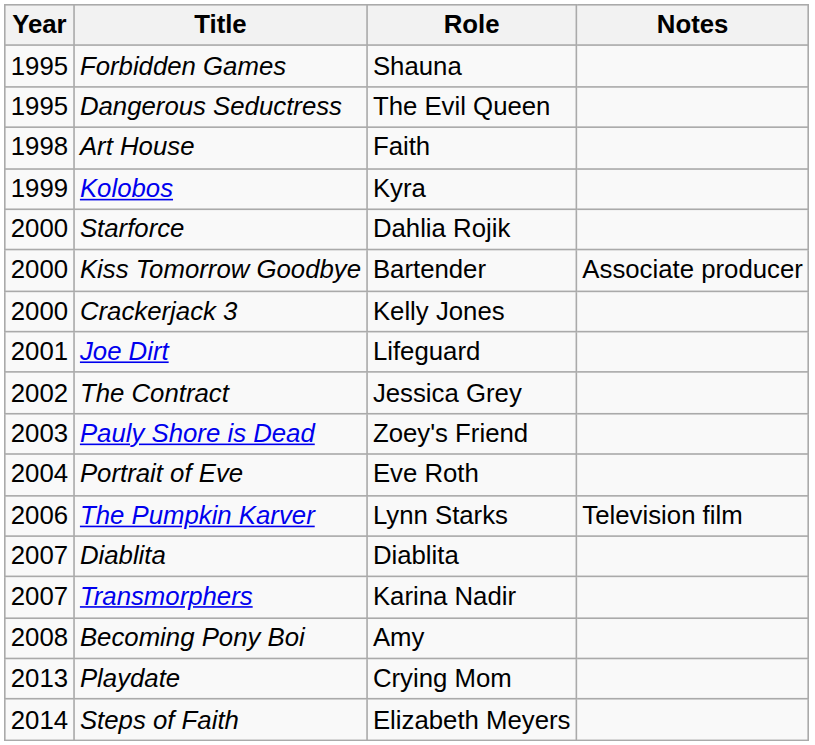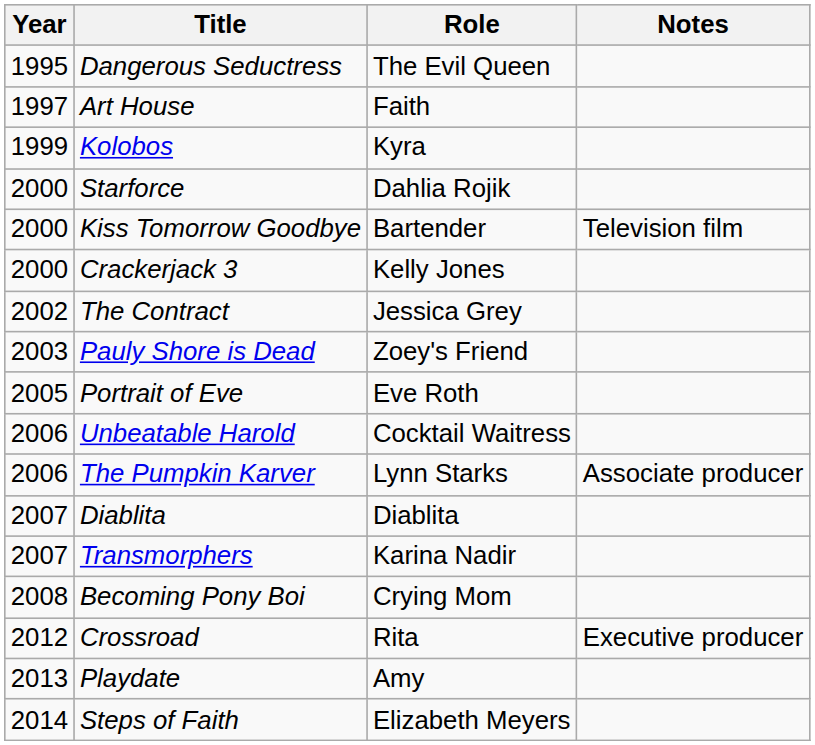- row: (183, 65)
(39, 147) 1998 -> (39, 106) 1997
(693, 270) Associate producer -> (663, 229) Television film
- row: (124, 351)
(39, 474) 2004 -> (39, 392) 2005
+ row: (187, 433)
(663, 515) Television film -> (693, 474) Associate producer
(399, 637) Amy -> (442, 596) Crying Mom
+ row: (139, 637)
(442, 678) Crying Mom -> (399, 678) Amy
